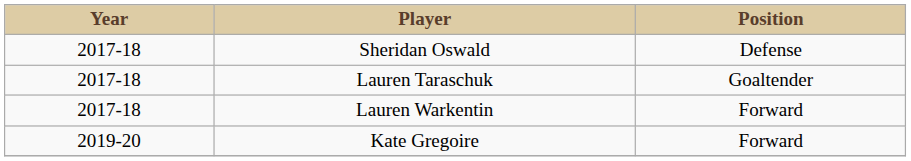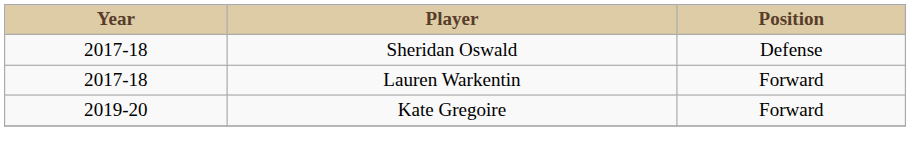- row: (425, 79)
